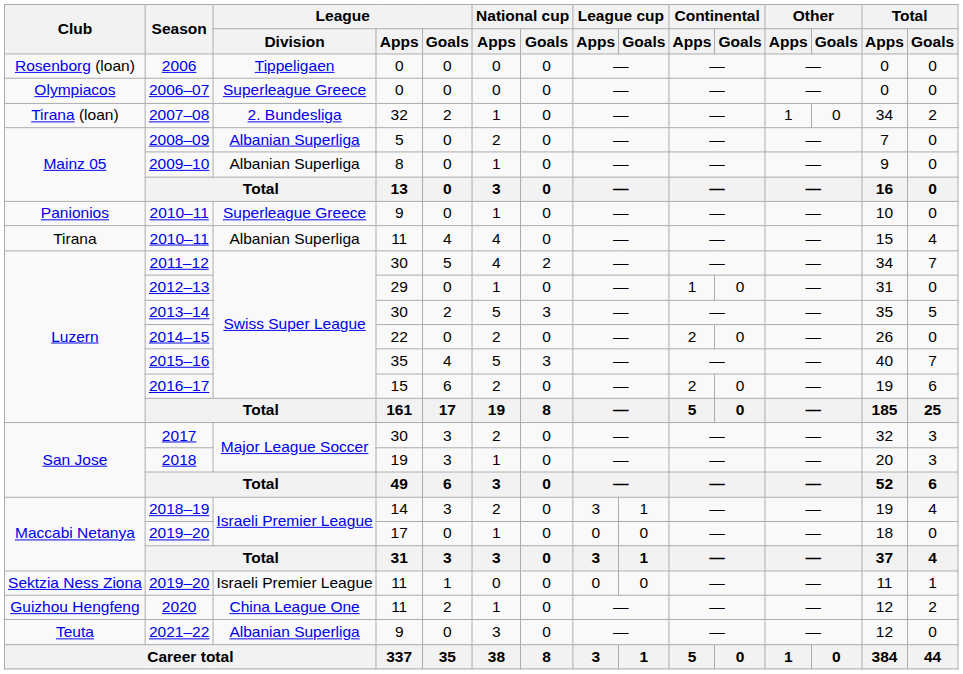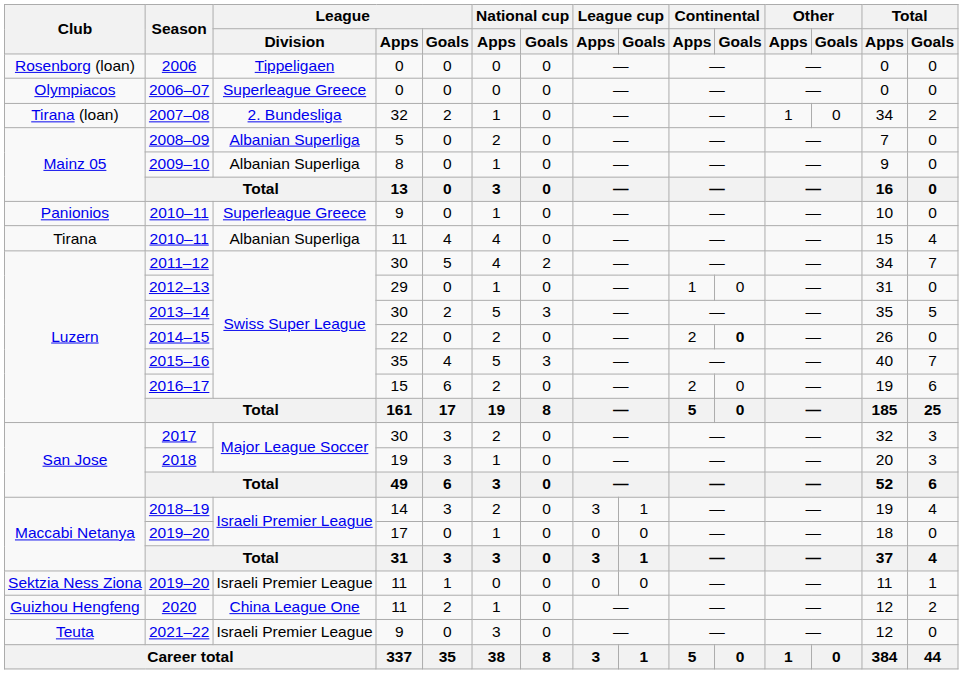(740, 336) normal -> (740, 336) bold
(295, 632) Albanian Superliga -> (295, 632) Israeli Premier League
